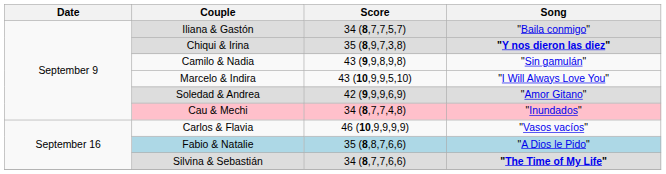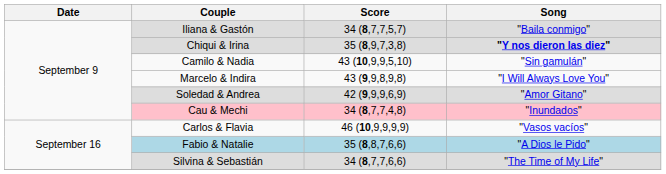(375, 62) 43 (9,9,8,9,8) -> (375, 62) 43 (10,9,9,5,10)
(375, 78) 43 (10,9,9,5,10) -> (375, 78) 43 (9,9,8,9,8)
(554, 161) bold -> (554, 161) normal
